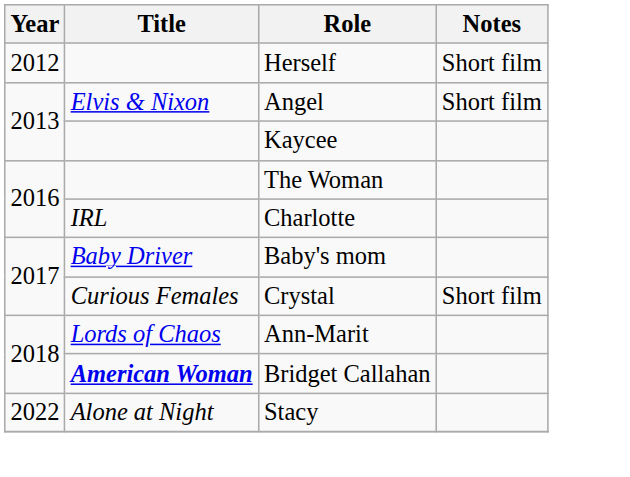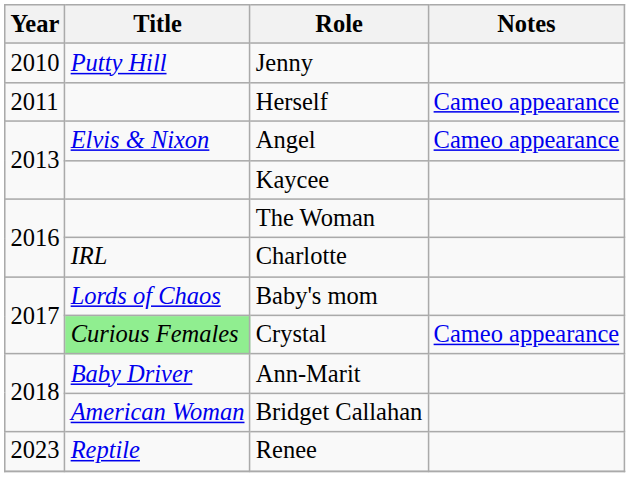+ row: (284, 62)
(35, 62) 2012 -> (34, 101) 2011
(492, 62) Short film -> (526, 101) Cameo appearance
(492, 101) Short film -> (526, 140) Cameo appearance
(131, 256) Baby Driver -> (146, 295) Lords of Chaos
(155, 295) no background -> (155, 334) lightgreen background
(492, 295) Short film -> (526, 334) Cameo appearance
(146, 334) Lords of Chaos -> (131, 373) Baby Driver
(162, 373) bold -> (158, 412) normal
- row: (291, 412)
+ row: (286, 450)
